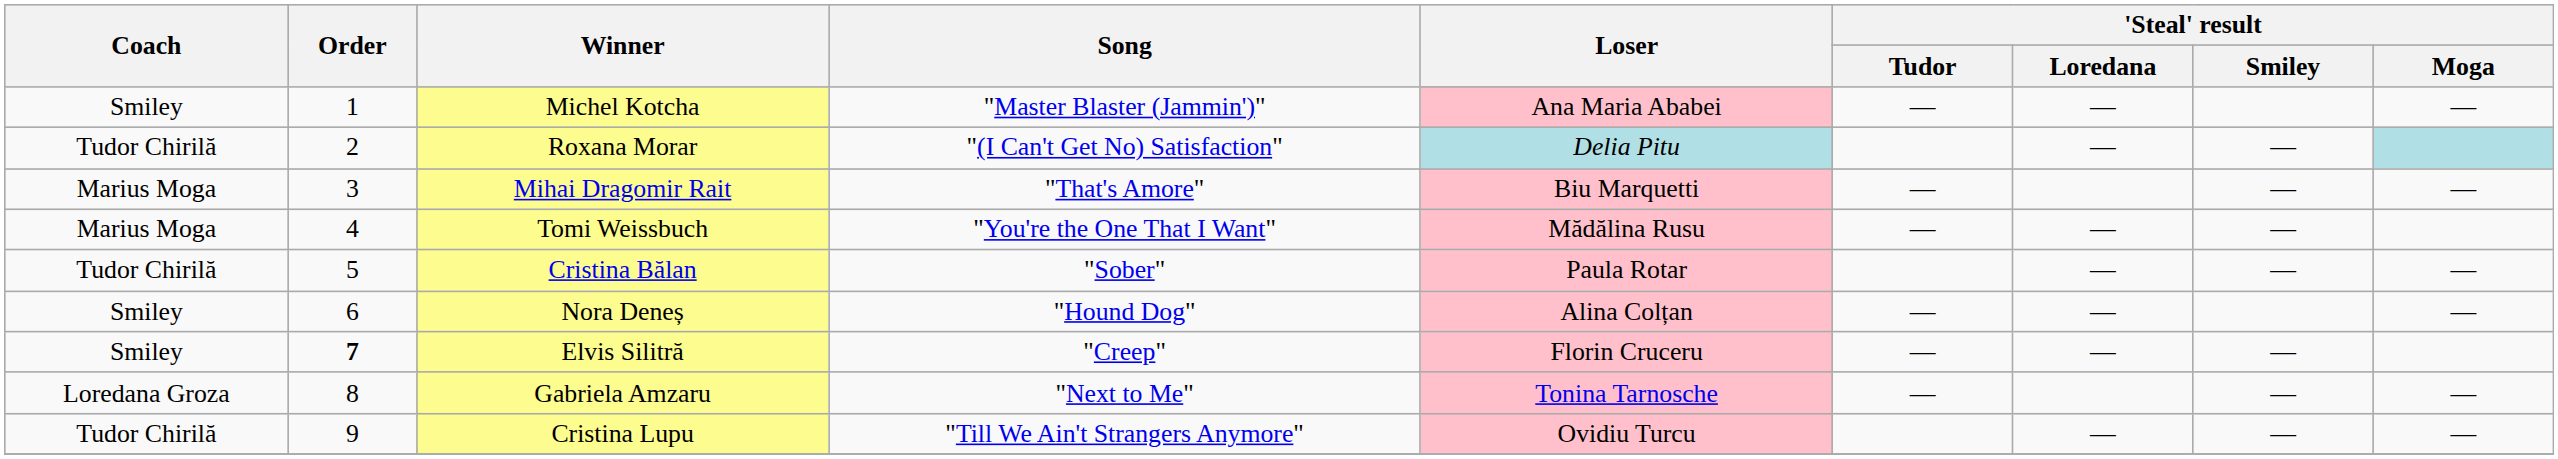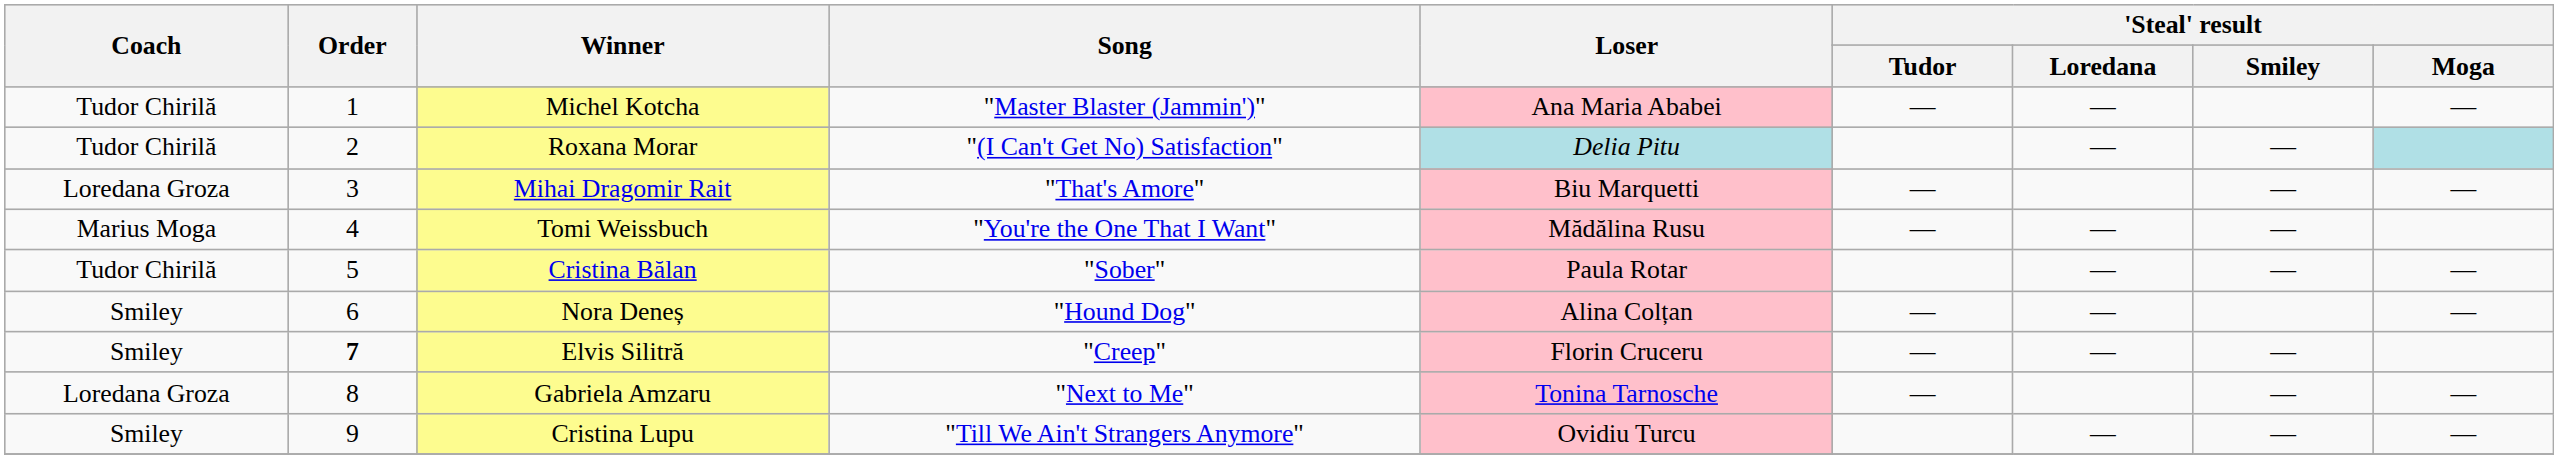(146, 106) Smiley -> (146, 106) Tudor Chirilă
(146, 188) Marius Moga -> (146, 188) Loredana Groza
(146, 433) Tudor Chirilă -> (146, 433) Smiley
